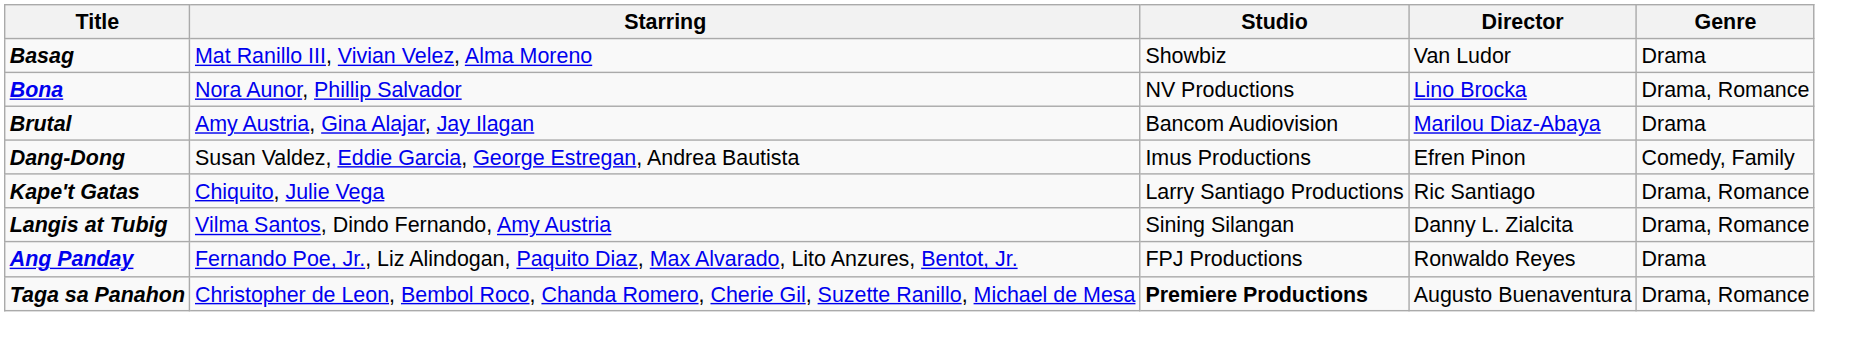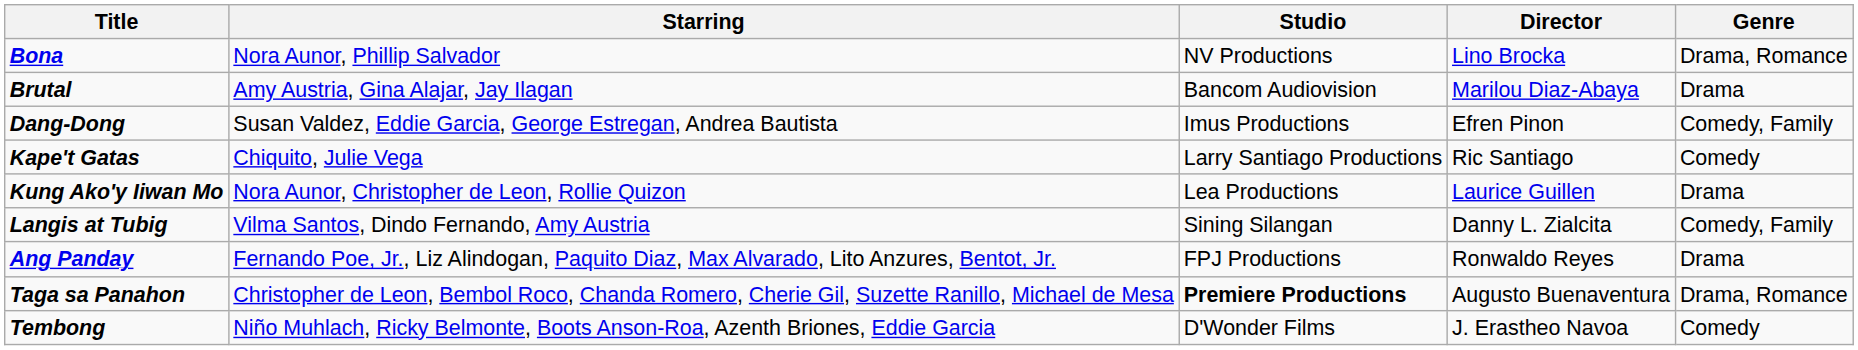- row: (42, 56)
(1725, 191) Drama, Romance -> (1720, 158) Comedy
+ row: (117, 191)
(1725, 225) Drama, Romance -> (1756, 225) Comedy, Family
+ row: (57, 327)
